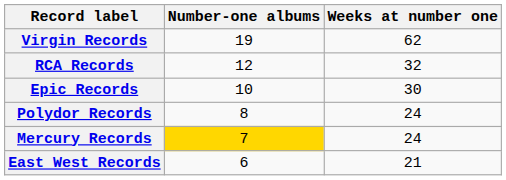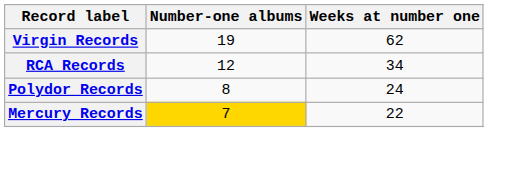(413, 65) 32 -> (395, 65) 34
- row: (84, 90)
(413, 139) 24 -> (395, 114) 22
- row: (84, 163)
